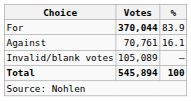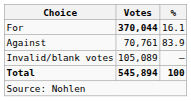(173, 27) 83.9 -> (173, 27) 16.1
(173, 42) 16.1 -> (173, 42) 83.9
